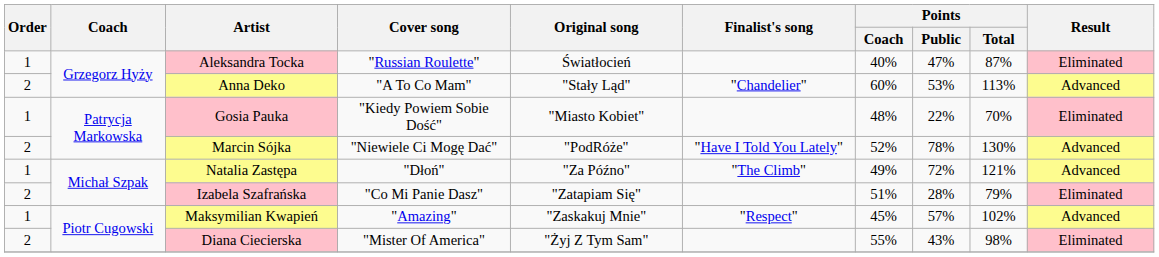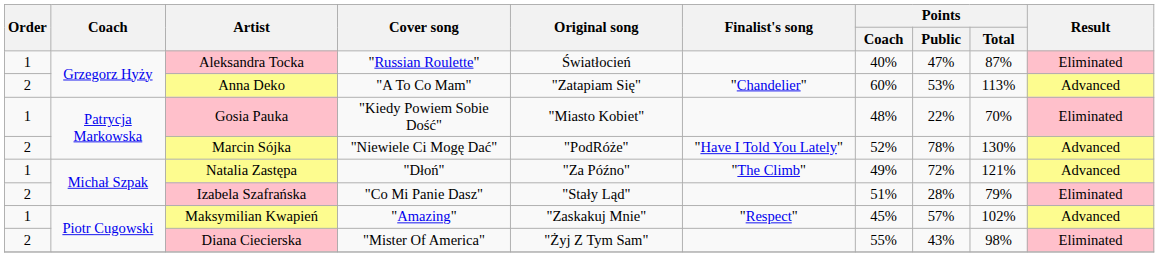(596, 85) "Stały Ląd" -> (596, 85) "Zatapiam Się"
(596, 194) "Zatapiam Się" -> (596, 194) "Stały Ląd"
